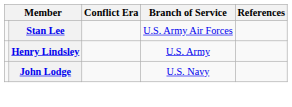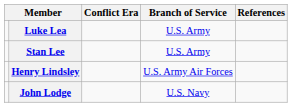+ row: (45, 30)
(188, 30) U.S. Army Air Forces -> (188, 51) U.S. Army
(188, 51) U.S. Army -> (188, 71) U.S. Army Air Forces
